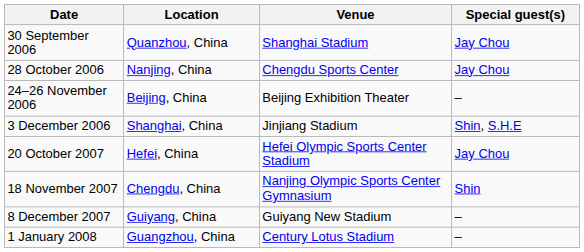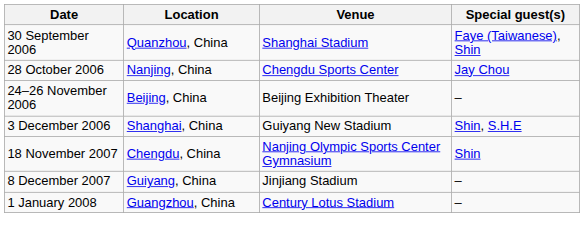(482, 42) Jay Chou -> (508, 42) Faye (Taiwanese), Shin
(310, 126) Jinjiang Stadium -> (327, 126) Guiyang New Stadium
- row: (56, 153)
(327, 216) Guiyang New Stadium -> (310, 181) Jinjiang Stadium
